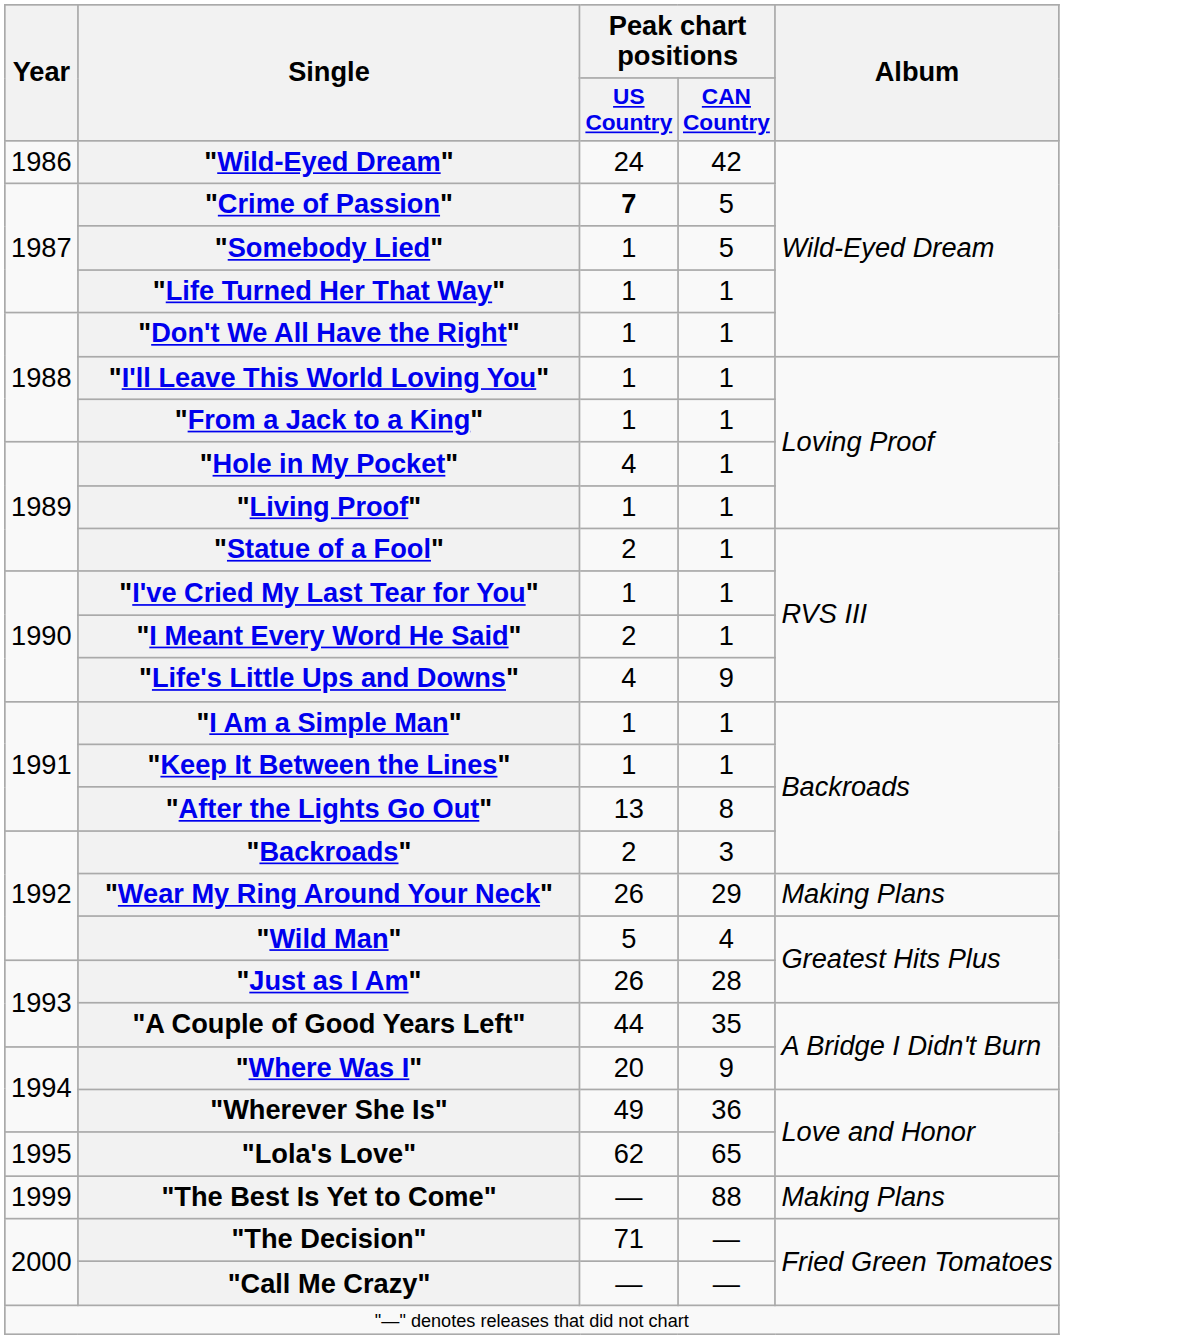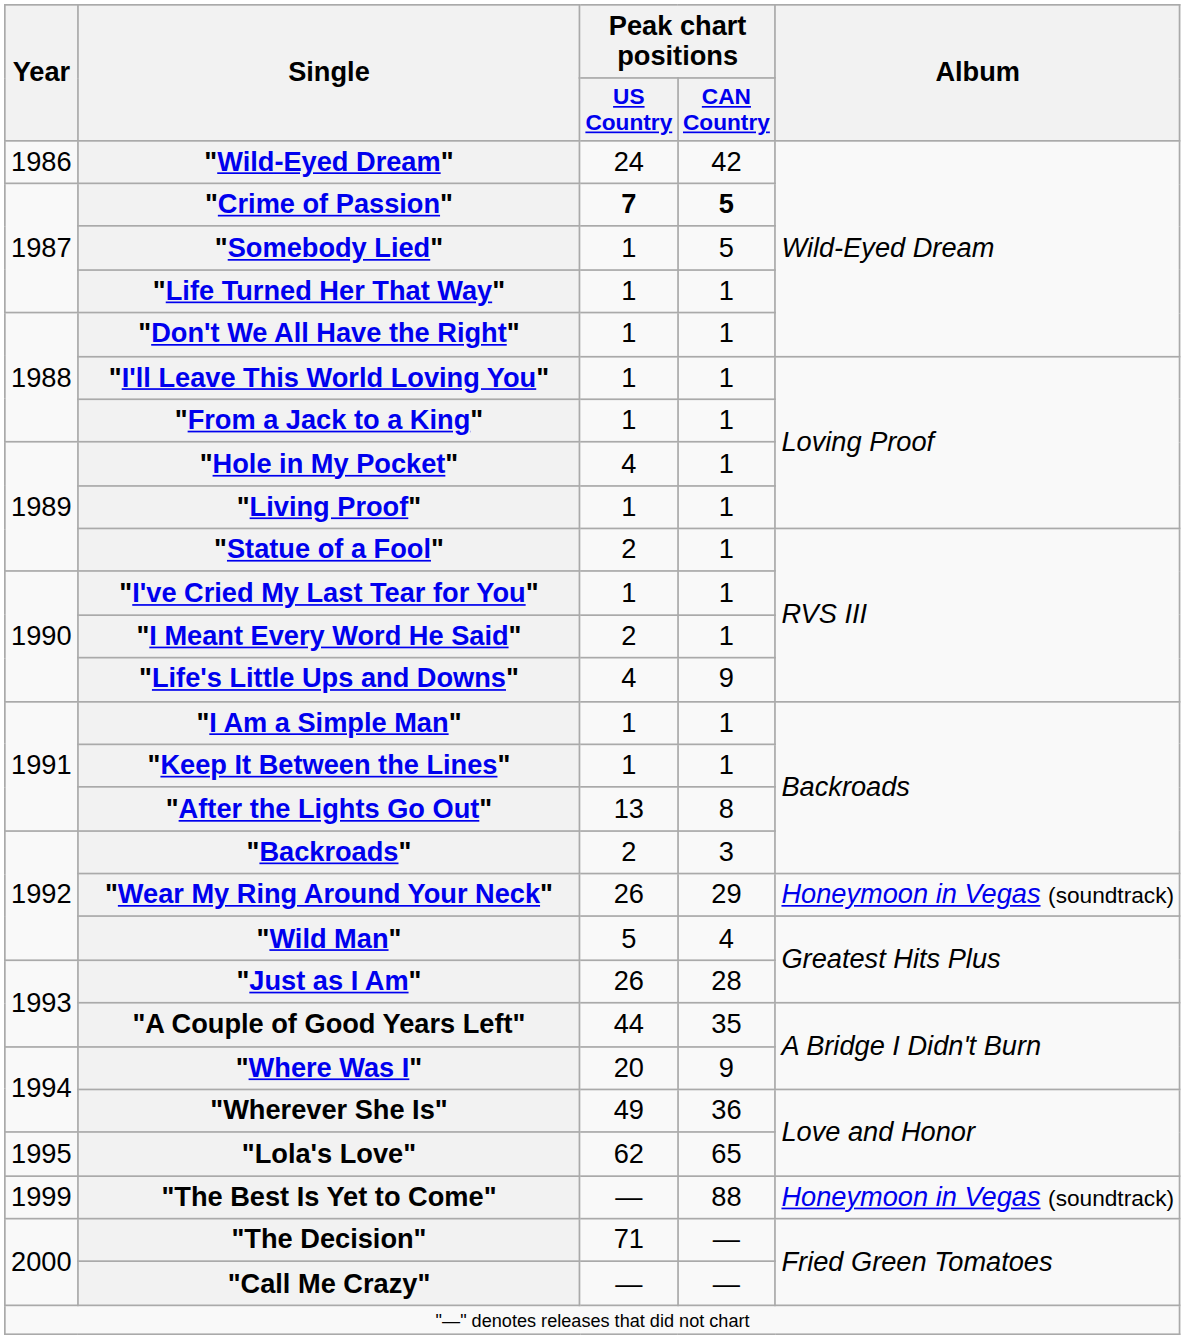(726, 204) normal -> (726, 204) bold
(863, 894) Making Plans -> (978, 894) Honeymoon in Vegas (soundtrack)
(863, 1196) Making Plans -> (978, 1196) Honeymoon in Vegas (soundtrack)
